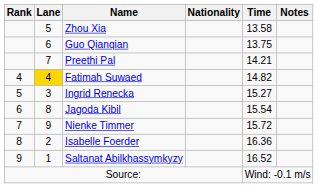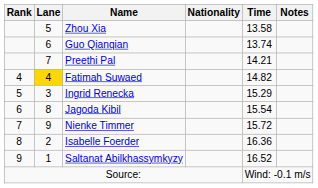(259, 45) 13.75 -> (259, 45) 13.74
(259, 93) 15.27 -> (259, 93) 15.29
